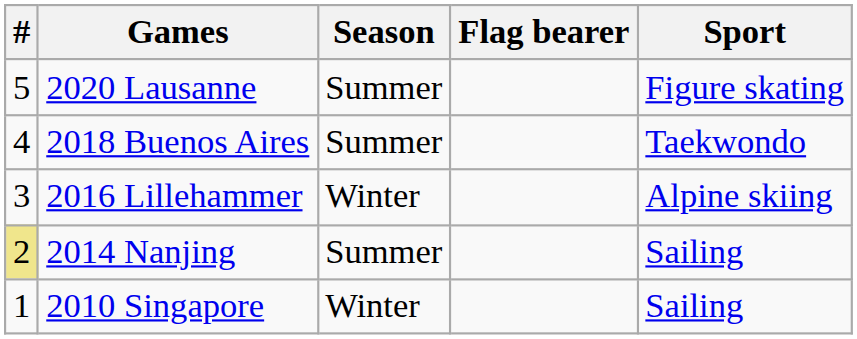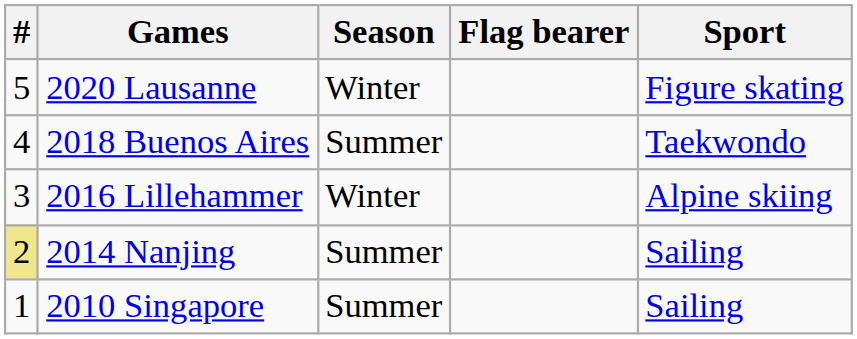(384, 86) Summer -> (373, 86) Winter
(373, 305) Winter -> (384, 305) Summer
